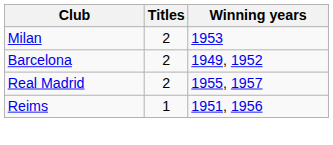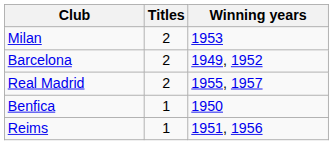+ row: (31, 106)
